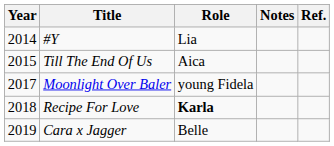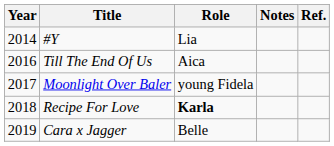(22, 61) 2015 -> (22, 61) 2016
